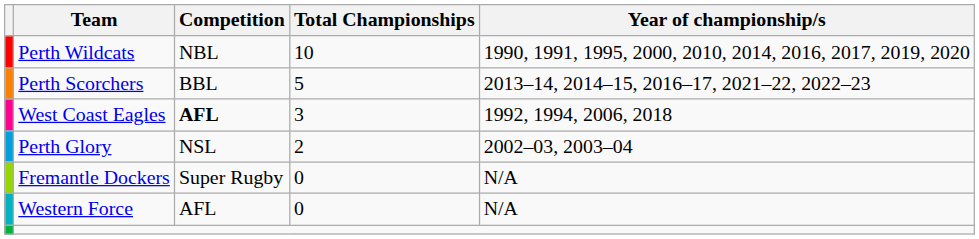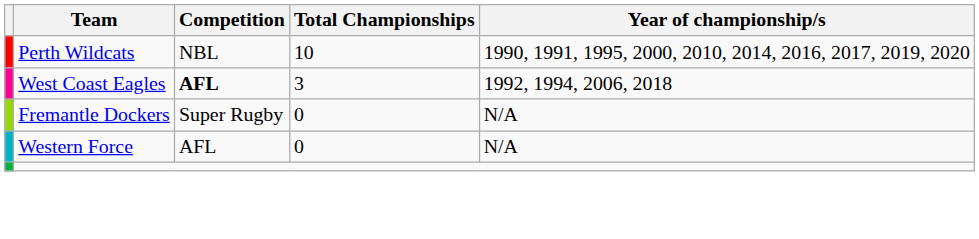- row: (81, 83)
- row: (65, 146)
